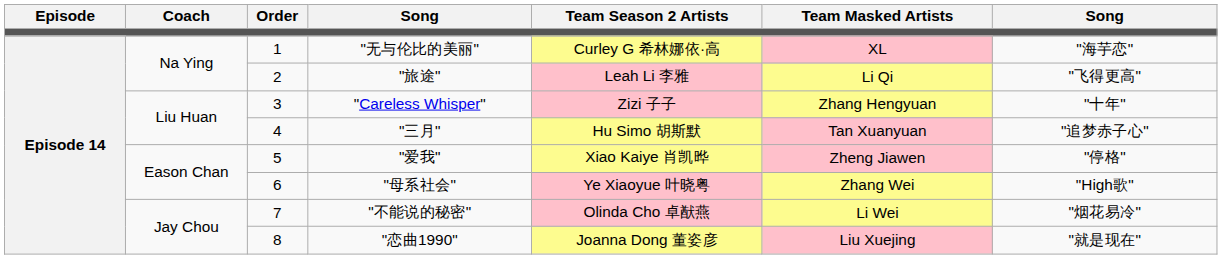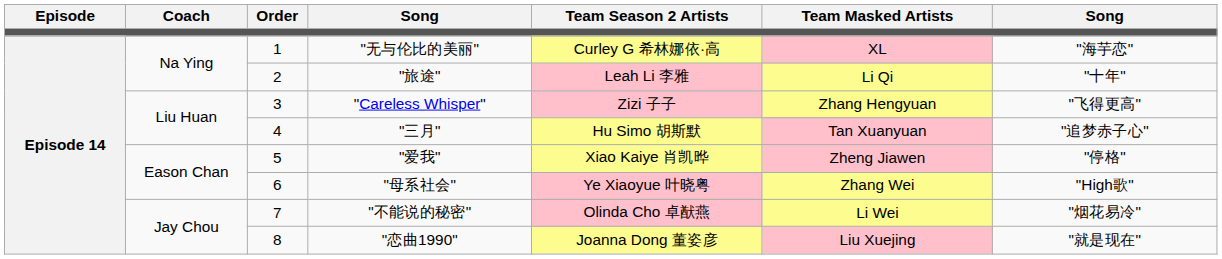(1105, 76) "飞得更高" -> (1105, 76) "十年"
(1105, 103) "十年" -> (1105, 103) "飞得更高"
